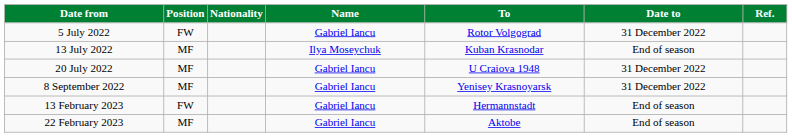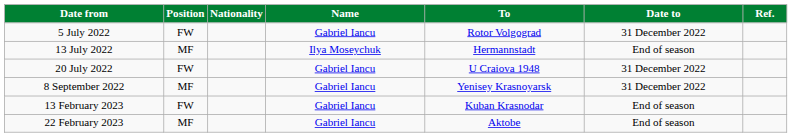(504, 50) Kuban Krasnodar -> (504, 50) Hermannstadt
(185, 68) MF -> (185, 68) FW
(504, 105) Hermannstadt -> (504, 105) Kuban Krasnodar
